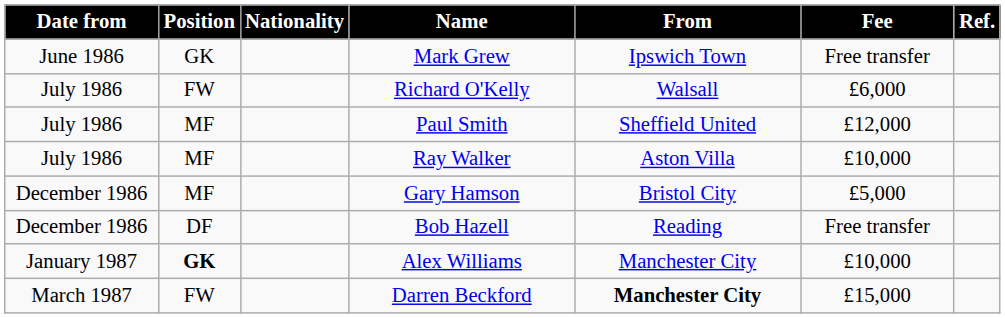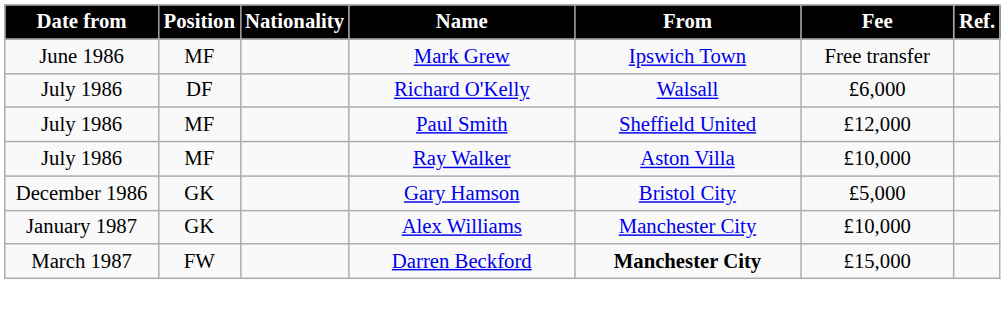(199, 56) GK -> (199, 56) MF
(199, 90) FW -> (199, 90) DF
(199, 192) MF -> (199, 192) GK
- row: (462, 227)
(199, 261) bold -> (199, 227) normal
